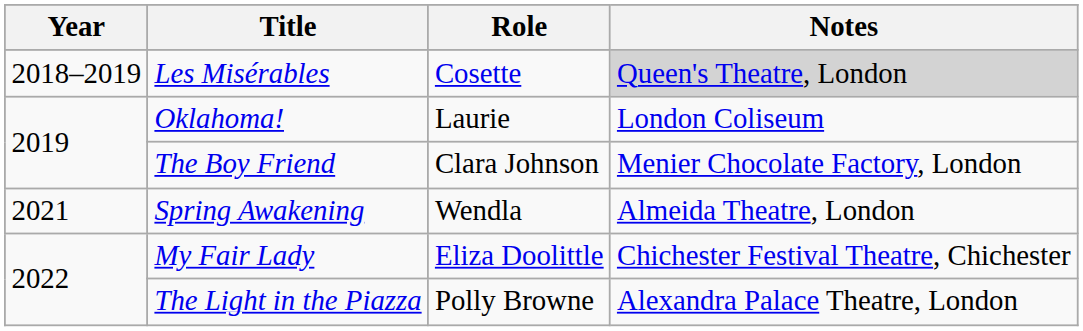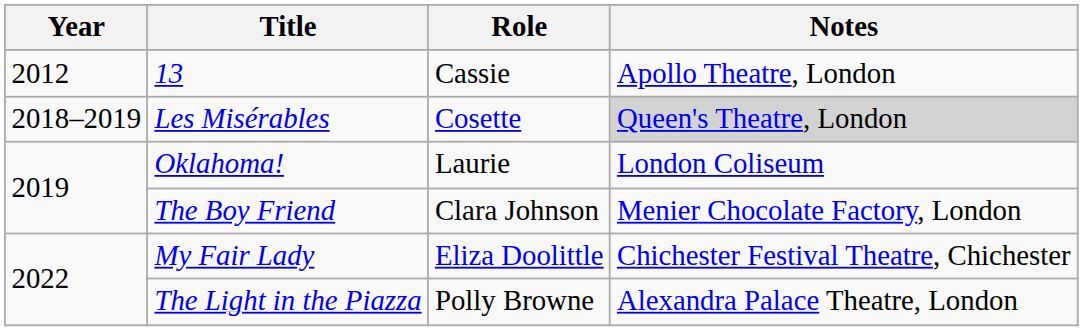+ row: (169, 73)
- row: (259, 210)
